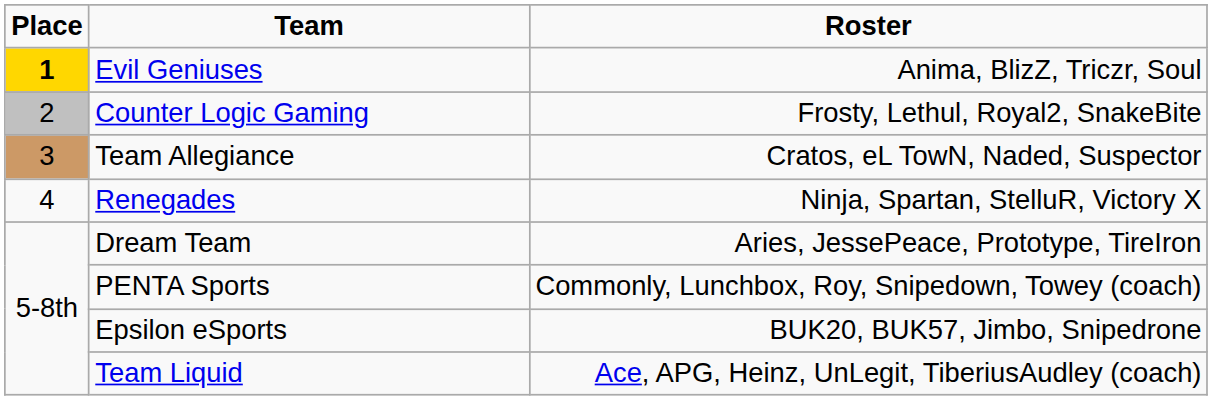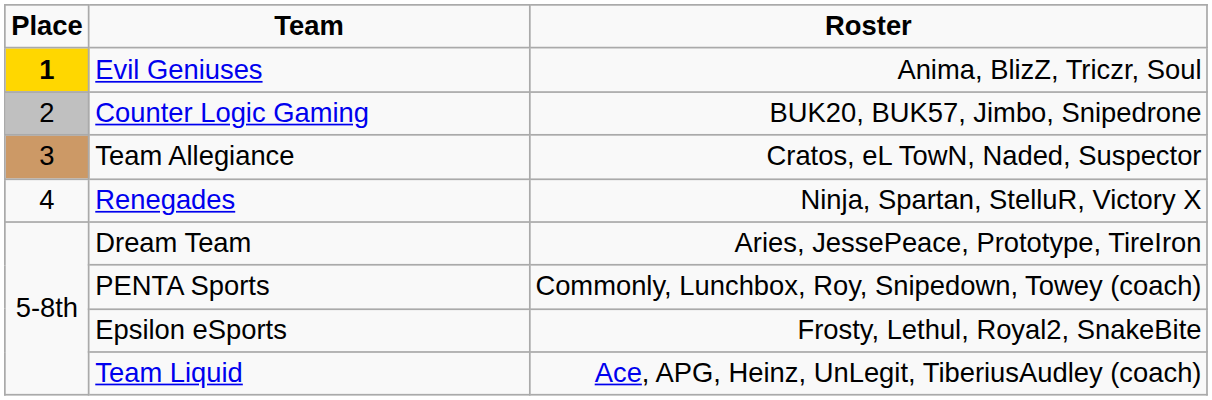(999, 112) Frosty, Lethul, Royal2, SnakeBite -> (986, 112) BUK20, BUK57, Jimbo, Snipedrone
(986, 329) BUK20, BUK57, Jimbo, Snipedrone -> (999, 329) Frosty, Lethul, Royal2, SnakeBite
